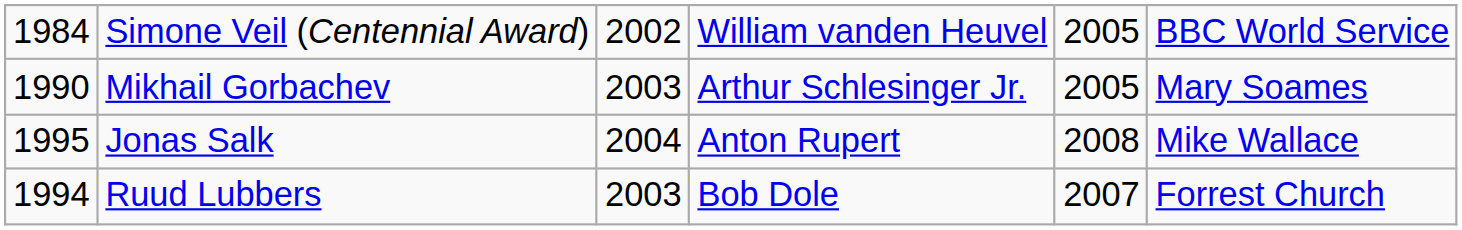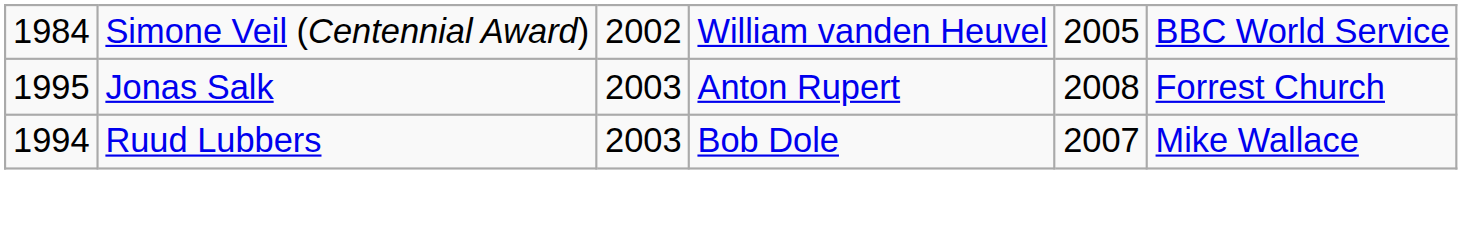- row: (248, 86)
(643, 140) 2004 -> (643, 86) 2003
(1257, 140) Mike Wallace -> (1270, 86) Forrest Church
(1270, 195) Forrest Church -> (1257, 140) Mike Wallace
